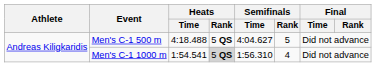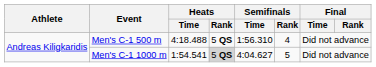(255, 40) 4:04.627 -> (255, 40) 1:56.310
(287, 40) 5 -> (287, 40) 4
(255, 55) 1:56.310 -> (255, 55) 4:04.627
(287, 55) 4 -> (287, 55) 5
